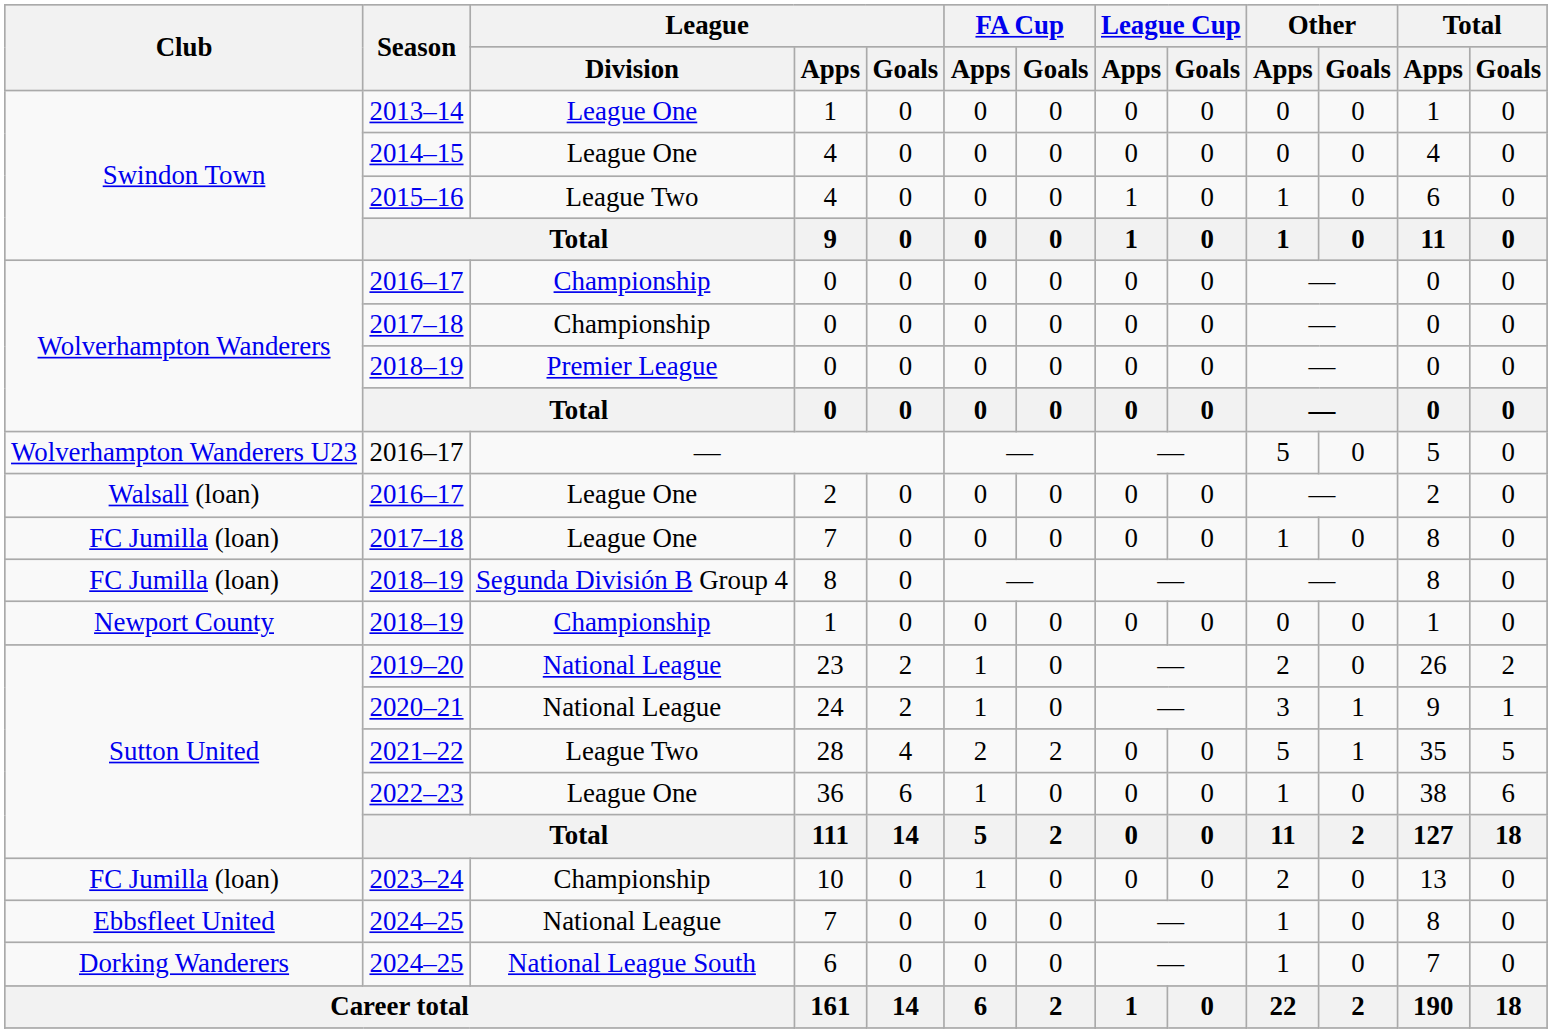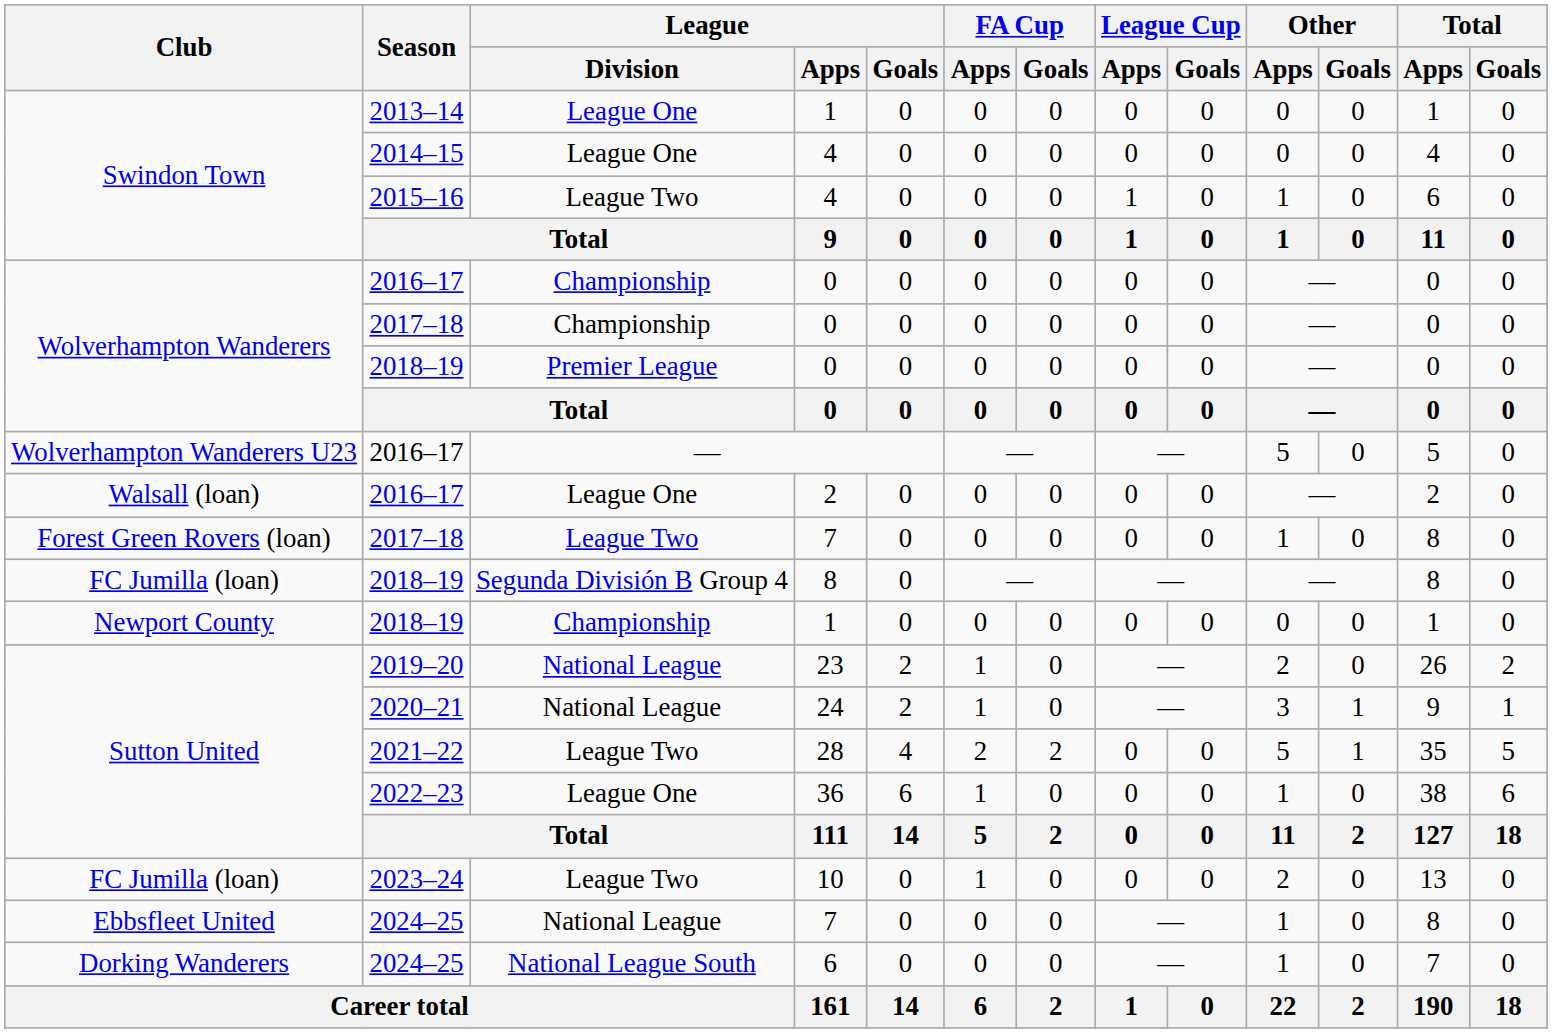(184, 537) FC Jumilla (loan) -> (184, 537) Forest Green Rovers (loan)
(632, 537) League One -> (632, 537) League Two
(632, 878) Championship -> (632, 878) League Two
